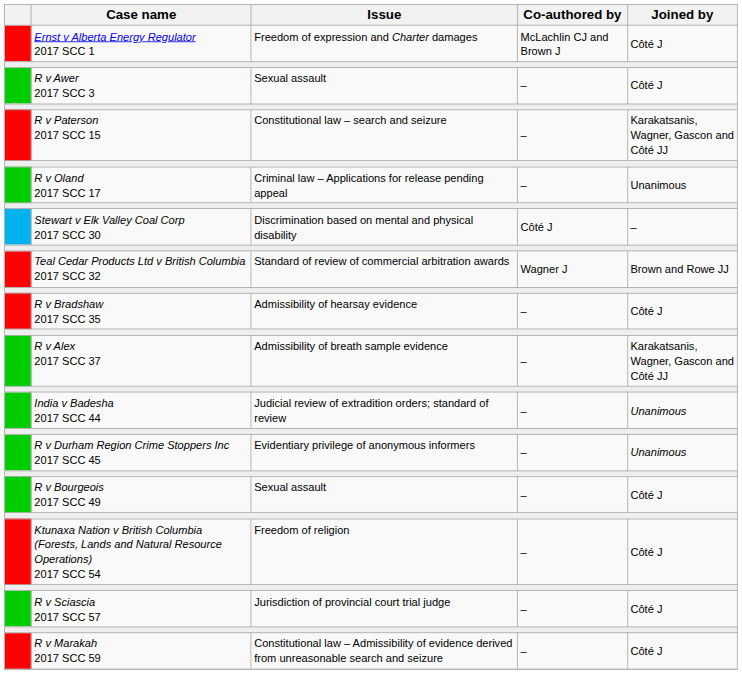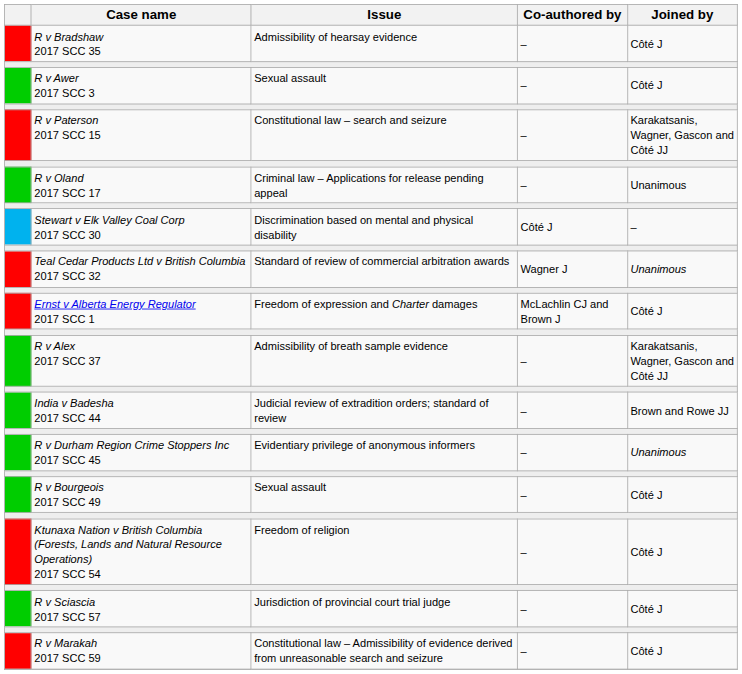rows swapped: (115, 44) <-> (69, 312)
(680, 269) Brown and Rowe JJ -> (658, 269) Unanimous
(658, 411) Unanimous -> (680, 411) Brown and Rowe JJ
